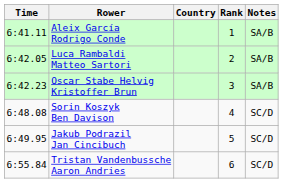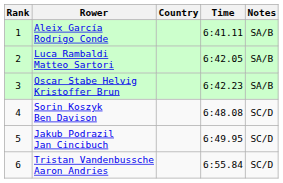columns swapped: (232, 12) <-> (27, 12)
